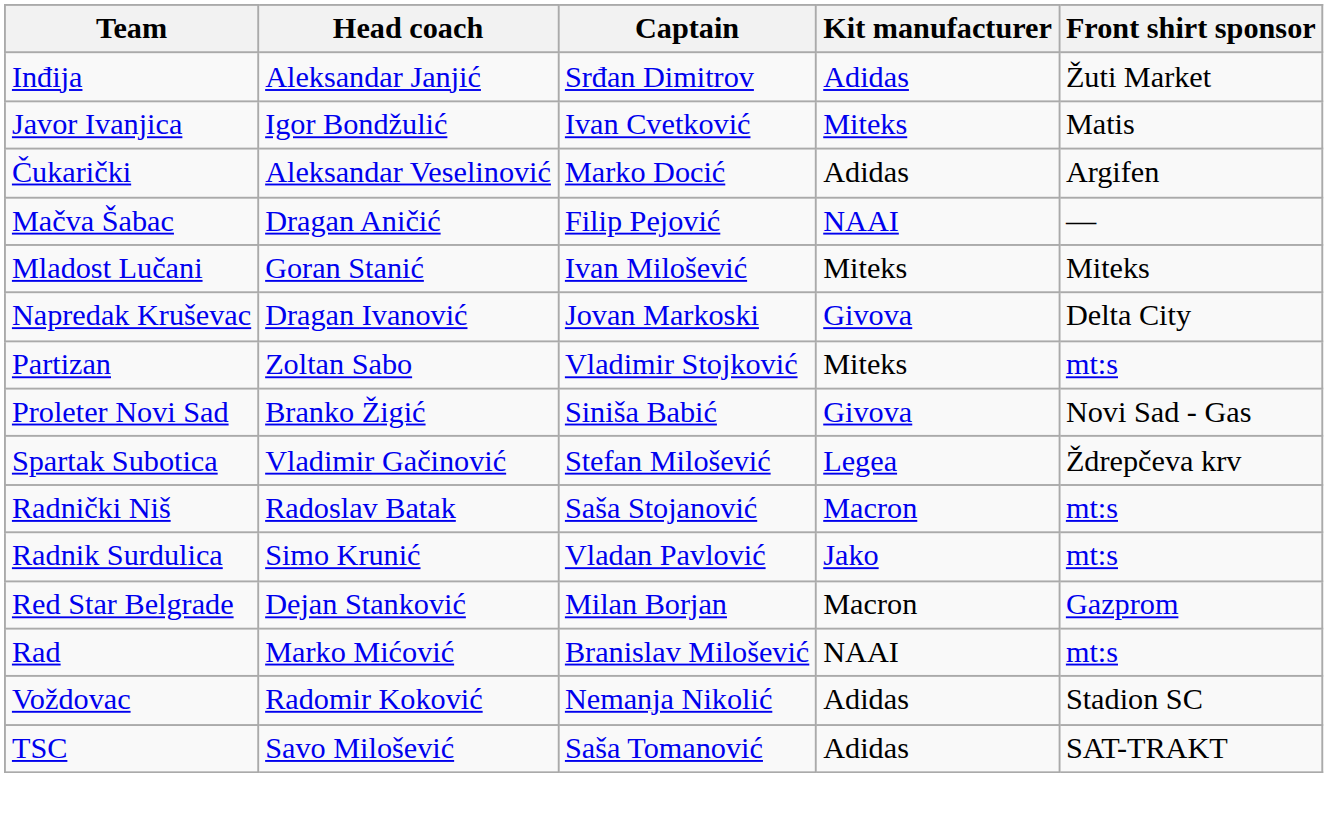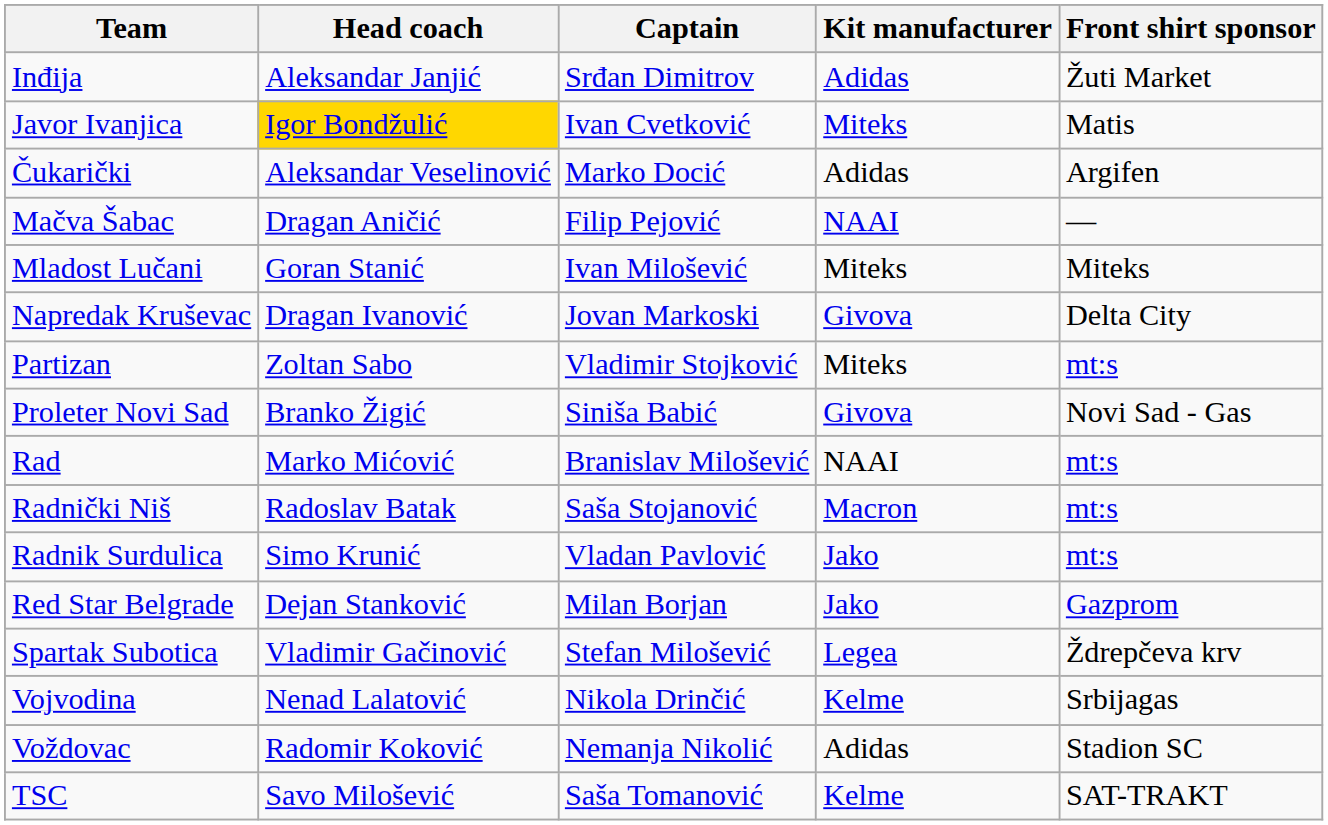(356, 124) no background -> (356, 124) gold background
rows swapped: (36, 651) <-> (115, 460)
(870, 603) Macron -> (851, 603) Jako
+ row: (74, 699)
(866, 747) Adidas -> (864, 795) Kelme
